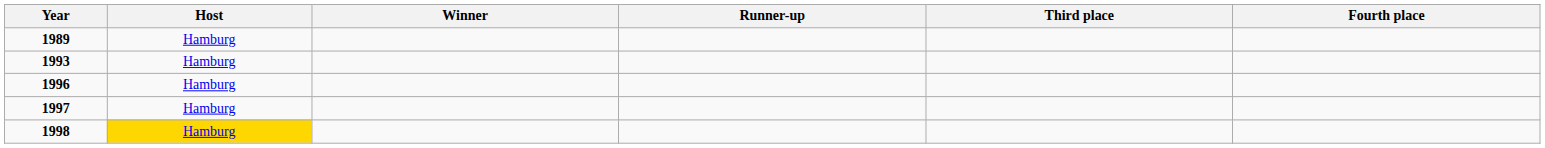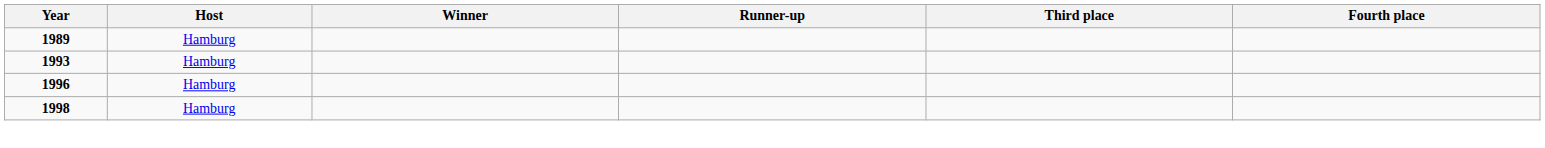- row: (56, 108)
(209, 131) gold background -> (209, 108) no background
